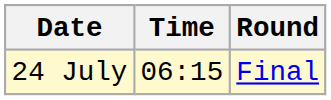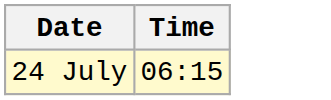- column: (278, 28)
